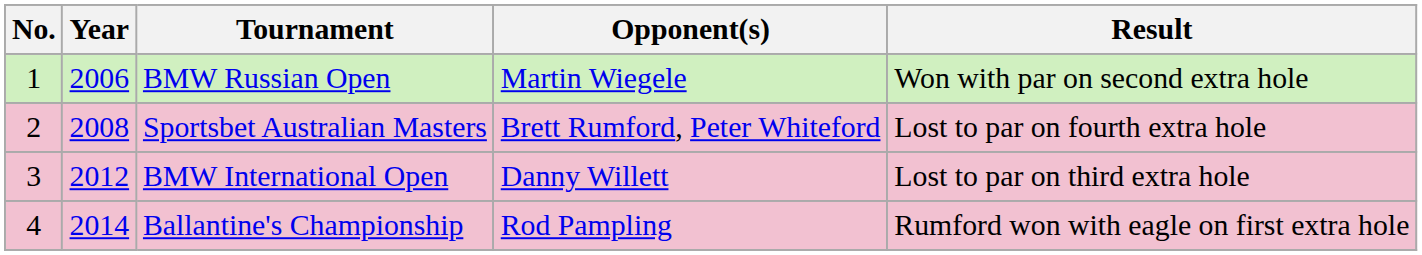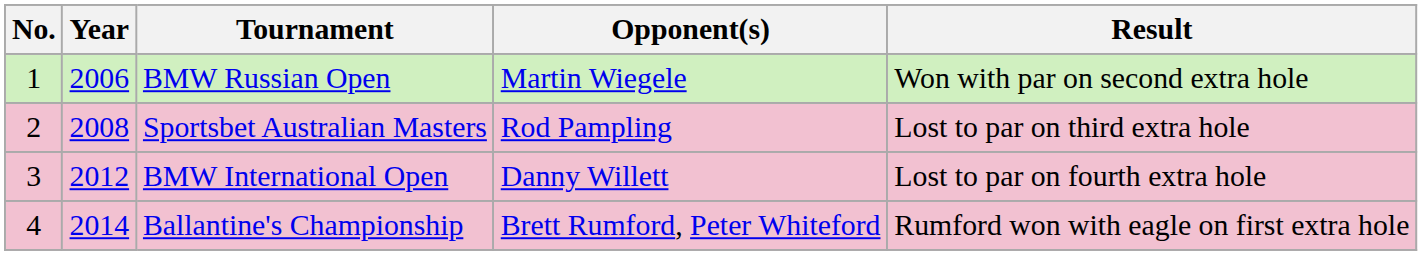(691, 127) Brett Rumford, Peter Whiteford -> (586, 127) Rod Pampling
(1080, 127) Lost to par on fourth extra hole -> (1072, 127) Lost to par on third extra hole
(1072, 176) Lost to par on third extra hole -> (1080, 176) Lost to par on fourth extra hole
(586, 225) Rod Pampling -> (691, 225) Brett Rumford, Peter Whiteford
